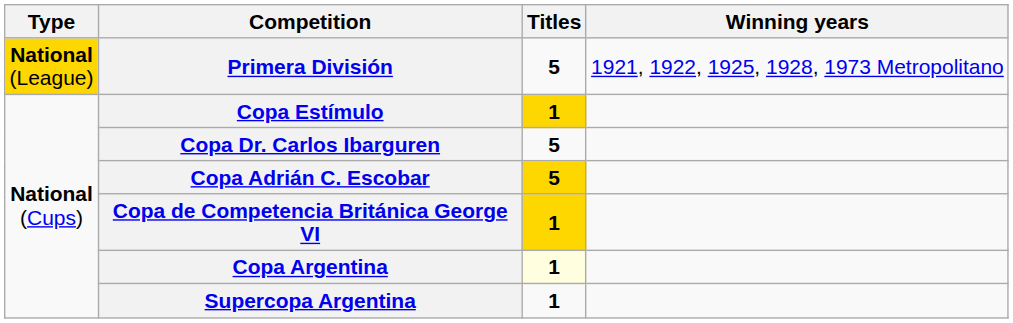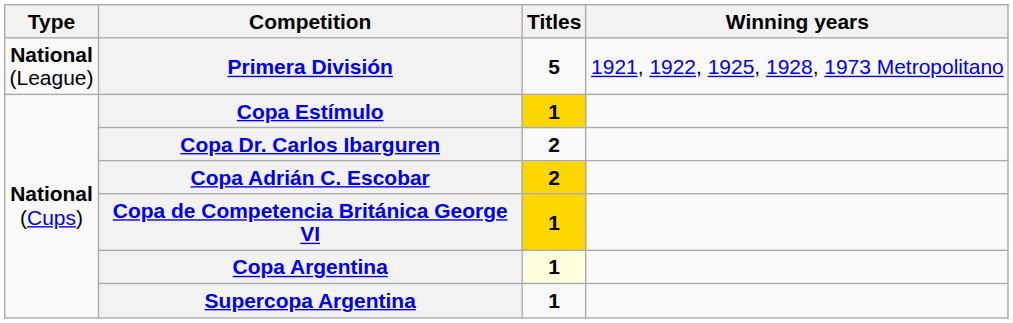(52, 66) gold background -> (52, 66) no background
(554, 145) 5 -> (554, 145) 2
(554, 178) 5 -> (554, 178) 2
